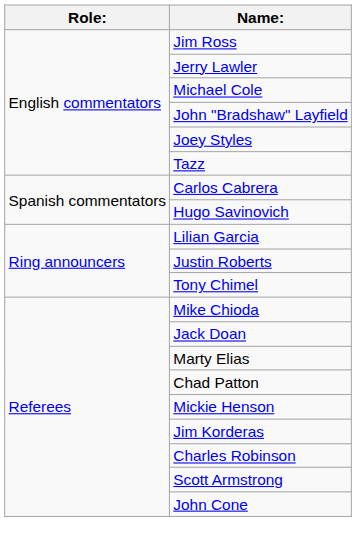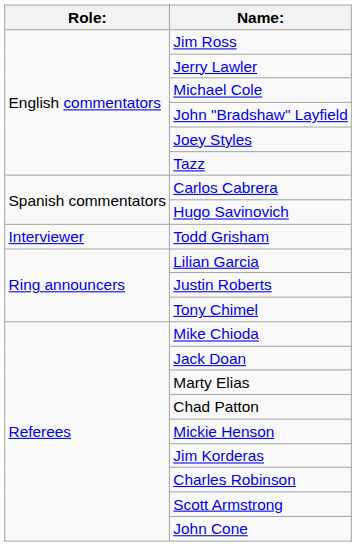+ row: (221, 236)
